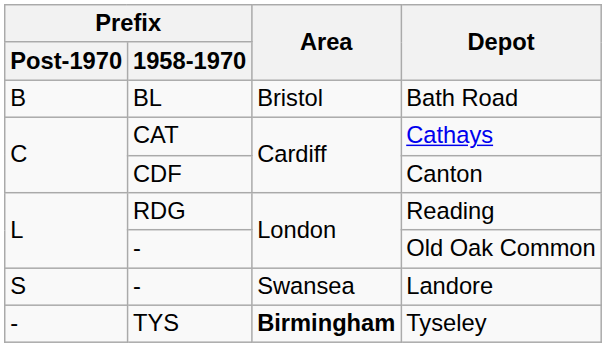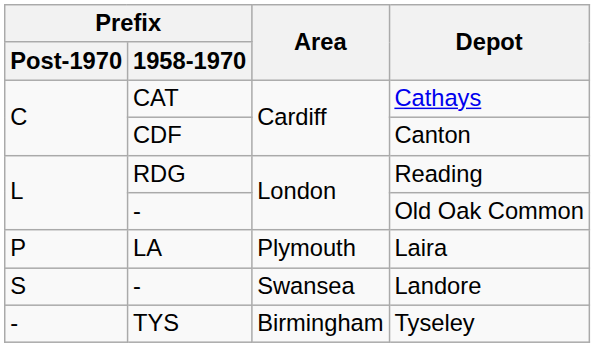- row: (462, 98)
+ row: (421, 248)
(326, 323) bold -> (320, 323) normal
